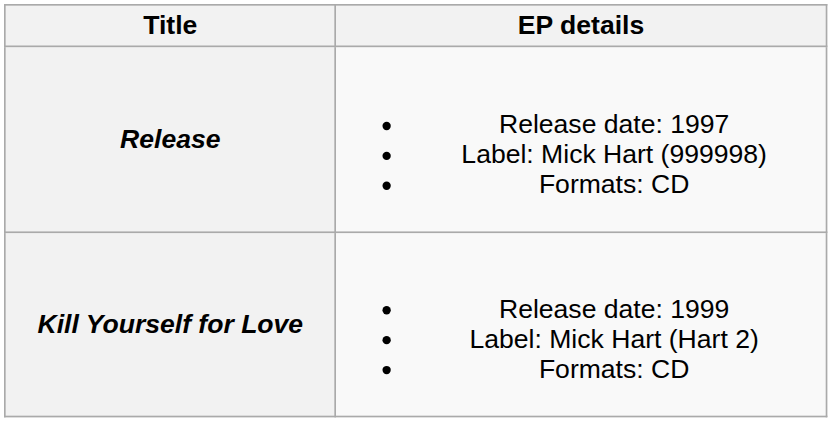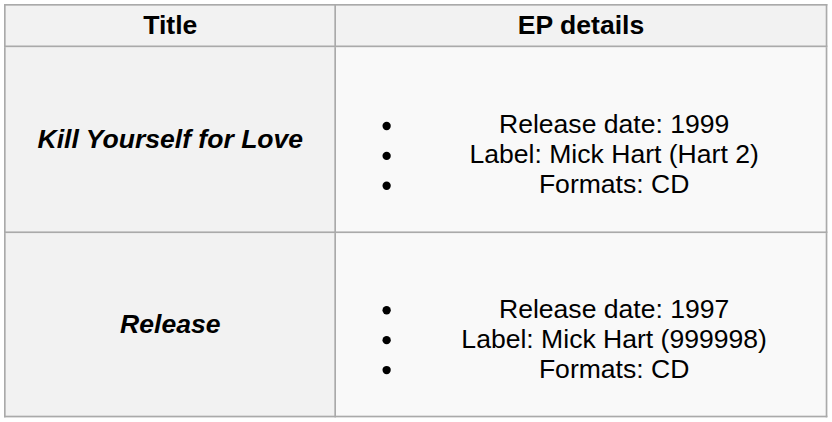rows swapped: (170, 139) <-> (170, 323)
